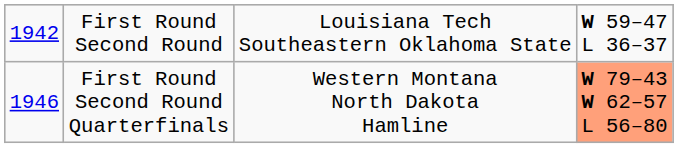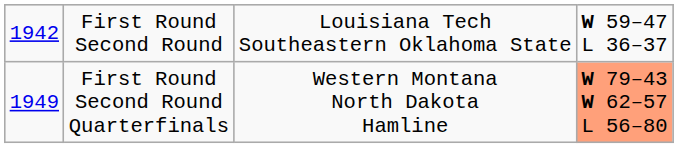(34, 102) 1946 -> (34, 102) 1949
